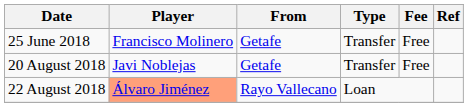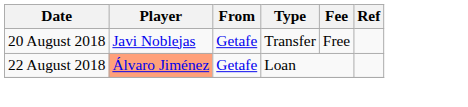- row: (49, 41)
(288, 89) Rayo Vallecano -> (237, 65) Getafe
